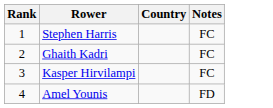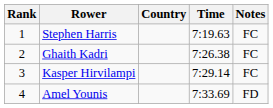+ column: (211, 14)
